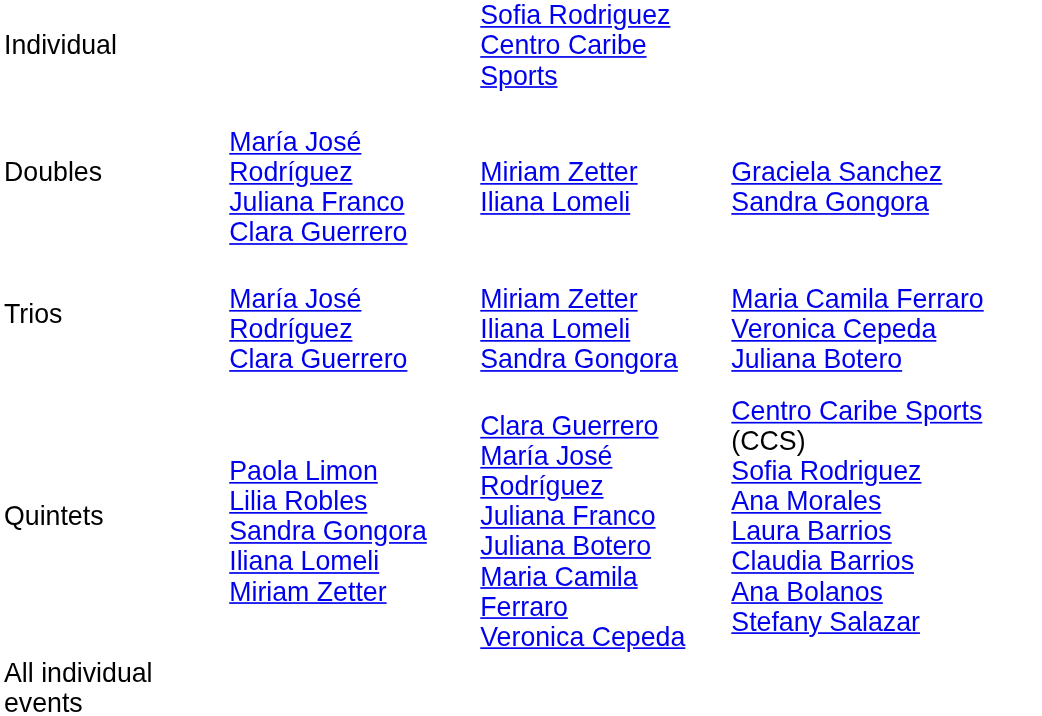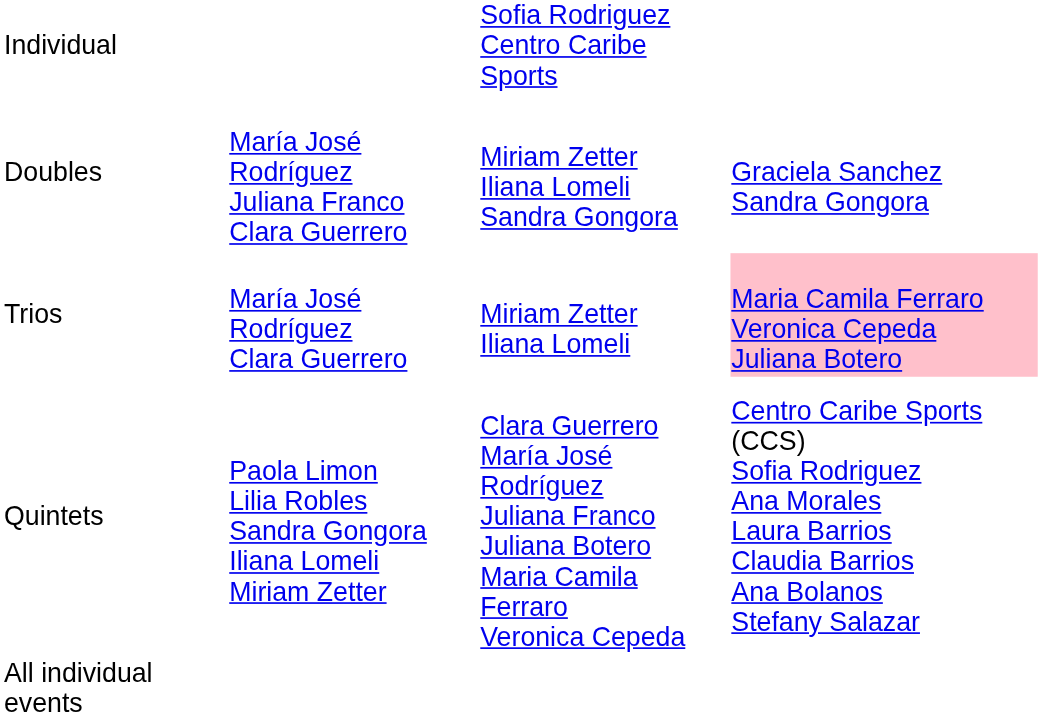(559, 187) Miriam Zetter Iliana Lomeli -> (579, 187) Miriam Zetter Iliana Lomeli Sandra Gongora
(579, 329) Miriam Zetter Iliana Lomeli Sandra Gongora -> (559, 329) Miriam Zetter Iliana Lomeli
(858, 329) no background -> (858, 329) pink background
